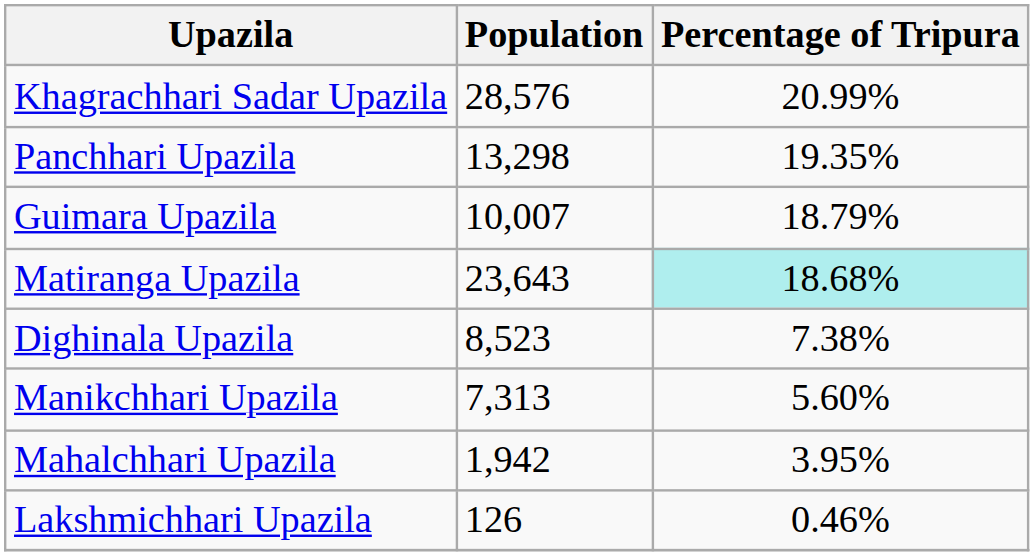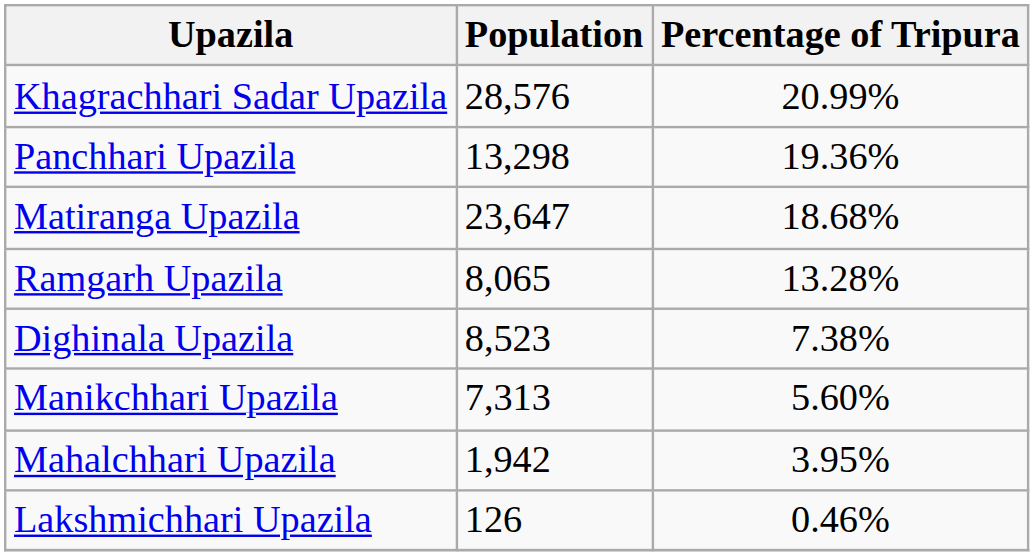(840, 156) 19.35% -> (840, 156) 19.36%
- row: (145, 216)
(517, 277) 23,643 -> (517, 216) 23,647
(840, 277) paleturquoise background -> (840, 216) no background
+ row: (148, 277)
